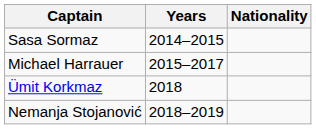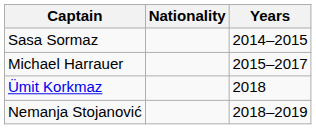columns swapped: (269, 16) <-> (186, 16)
